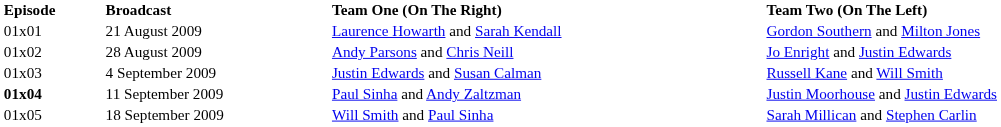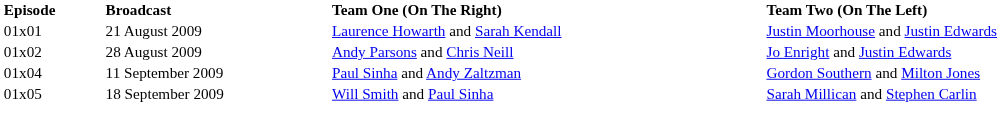(873, 31) Gordon Southern and Milton Jones -> (882, 31) Justin Moorhouse and Justin Edwards
- row: (161, 73)
(23, 94) bold -> (23, 73) normal
(882, 94) Justin Moorhouse and Justin Edwards -> (873, 73) Gordon Southern and Milton Jones
